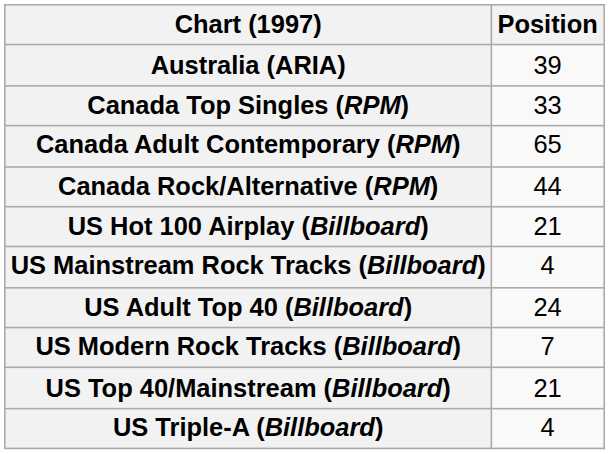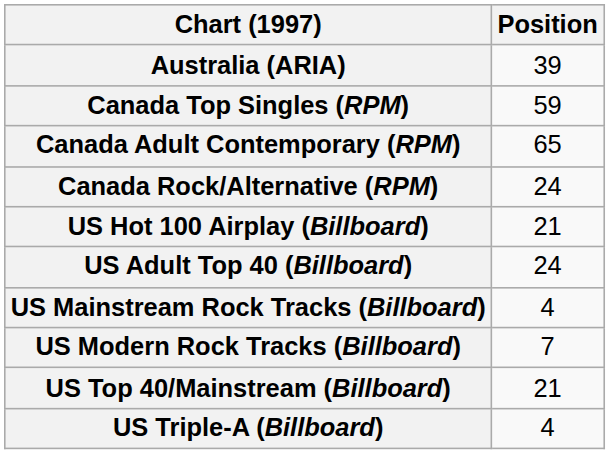(548, 105) 33 -> (548, 105) 59
(548, 186) 44 -> (548, 186) 24
rows swapped: (248, 307) <-> (248, 266)
